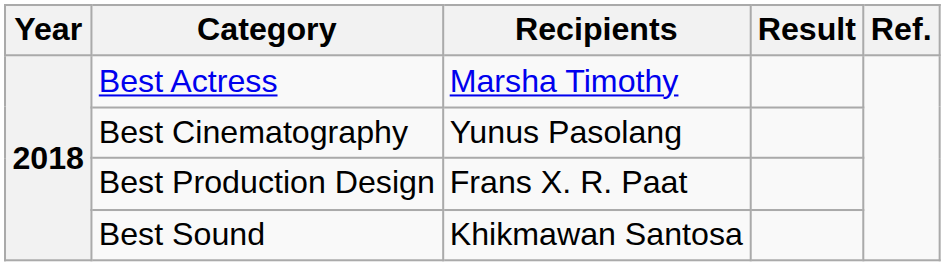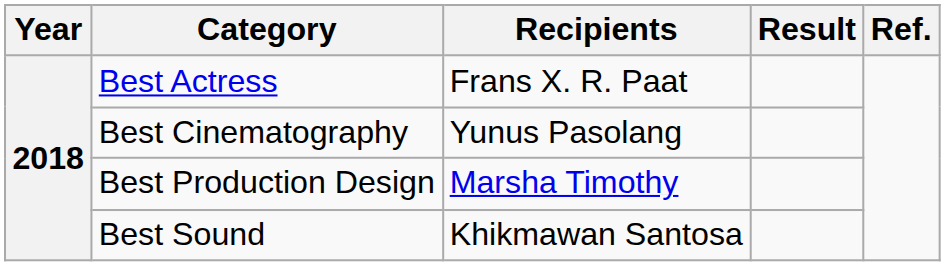(564, 81) Marsha Timothy -> (569, 81) Frans X. R. Paat
(569, 183) Frans X. R. Paat -> (564, 183) Marsha Timothy
